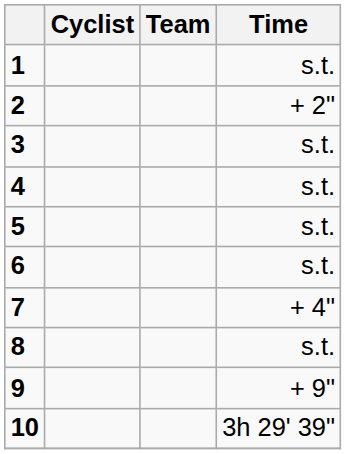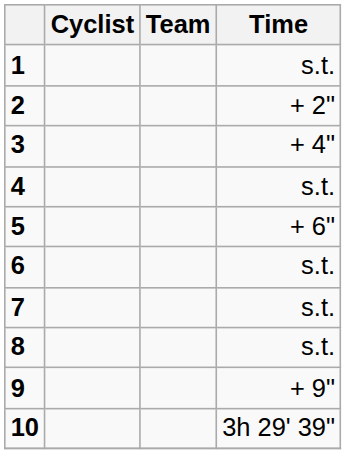(318, 145) s.t. -> (312, 145) + 4"
(318, 226) s.t. -> (312, 226) + 6"
(312, 307) + 4" -> (318, 307) s.t.
